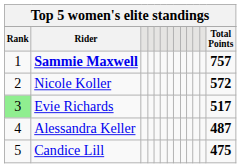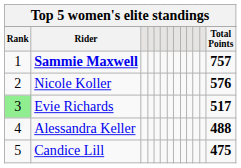(221, 84) 572 -> (221, 84) 576
(221, 128) 487 -> (221, 128) 488
